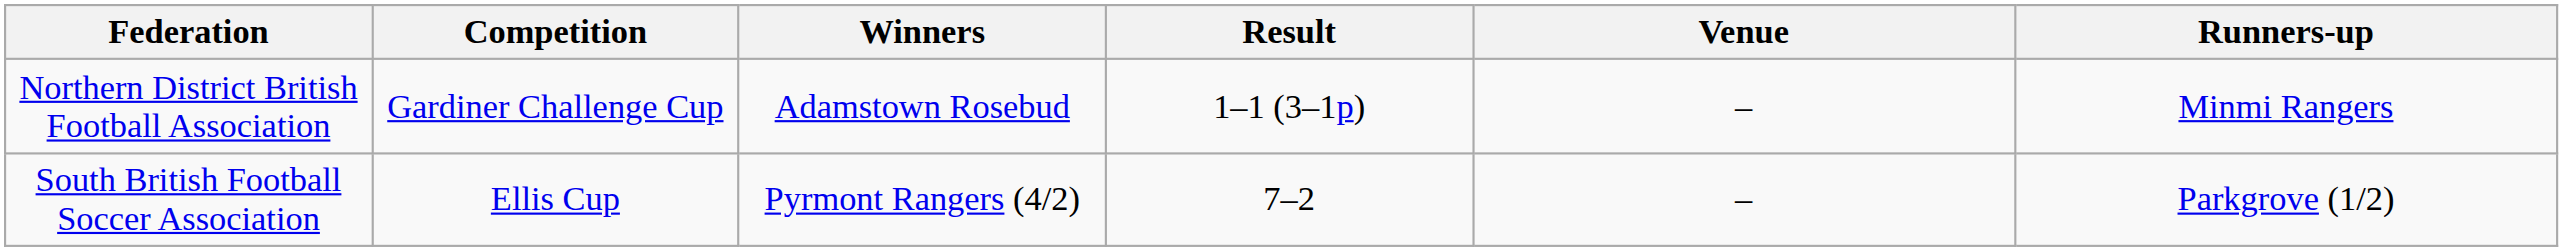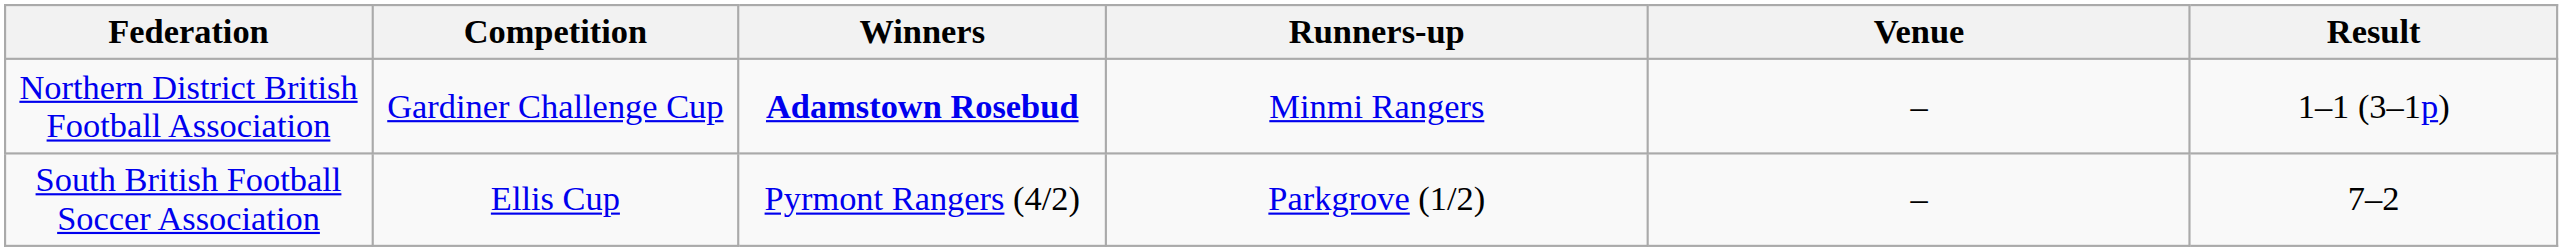columns swapped: (2286, 31) <-> (1289, 31)
(922, 105) normal -> (922, 105) bold
